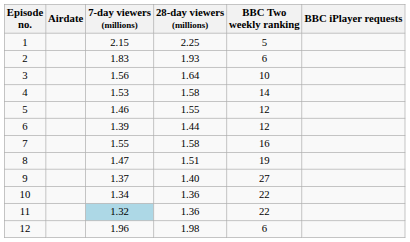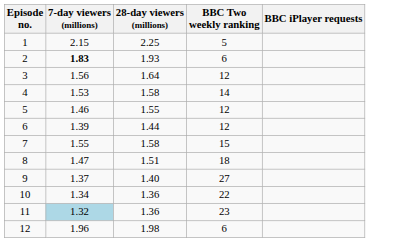- column: (66, 19)
(120, 59) normal -> (80, 59) bold
(264, 76) 10 -> (224, 76) 12
(264, 144) 16 -> (224, 144) 15
(264, 161) 19 -> (224, 161) 18
(264, 212) 22 -> (224, 212) 23
